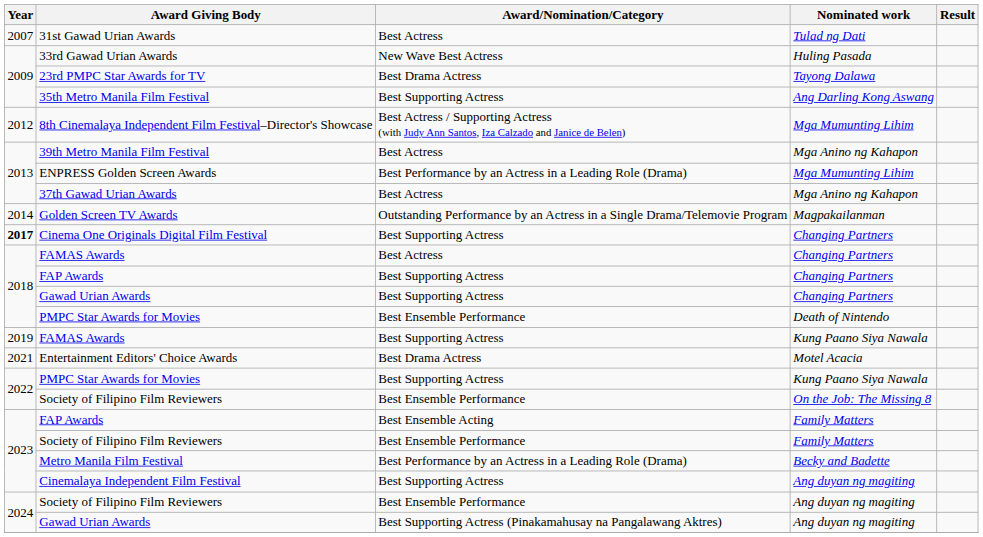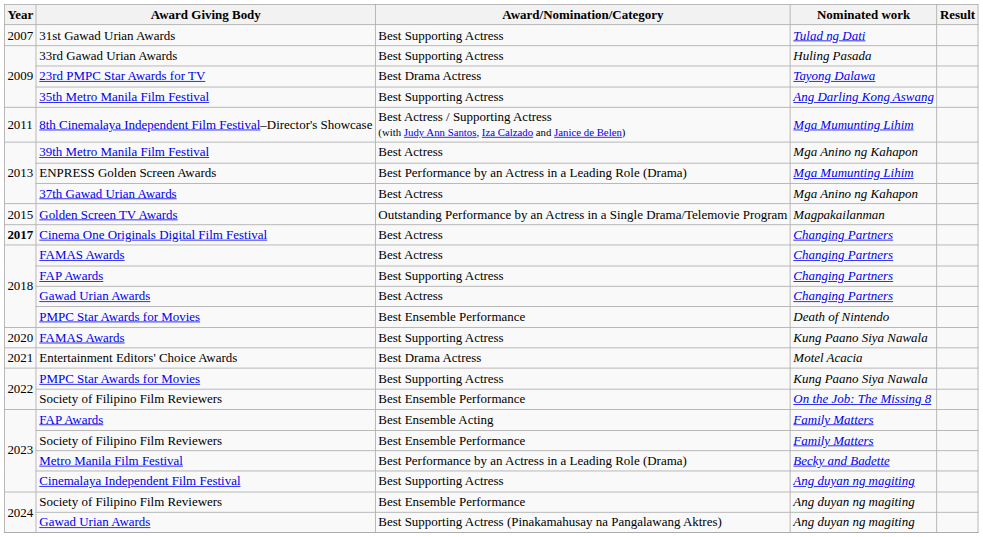(411, 35) Best Actress -> (441, 35) Best Supporting Actress
(441, 55) New Wave Best Actress -> (441, 55) Best Supporting Actress
(20, 124) 2012 -> (20, 124) 2011
(20, 214) 2014 -> (20, 214) 2015
(441, 234) Best Supporting Actress -> (411, 234) Best Actress
(441, 296) Best Supporting Actress -> (411, 296) Best Actress
(20, 337) 2019 -> (20, 337) 2020
